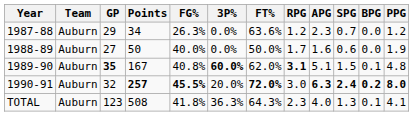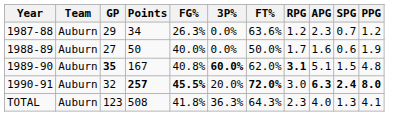- column: (371, 13)
